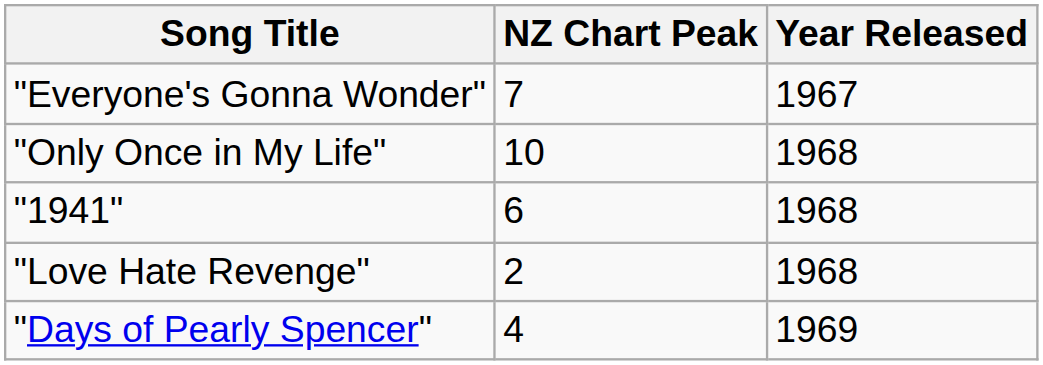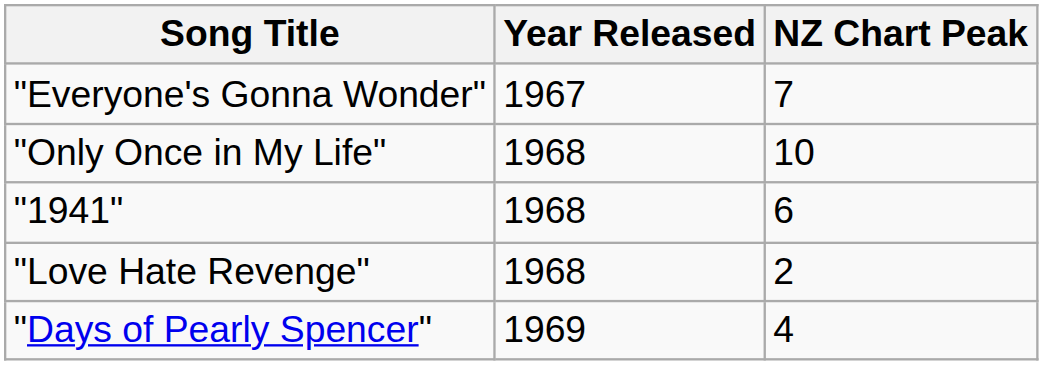columns swapped: (902, 34) <-> (631, 34)
